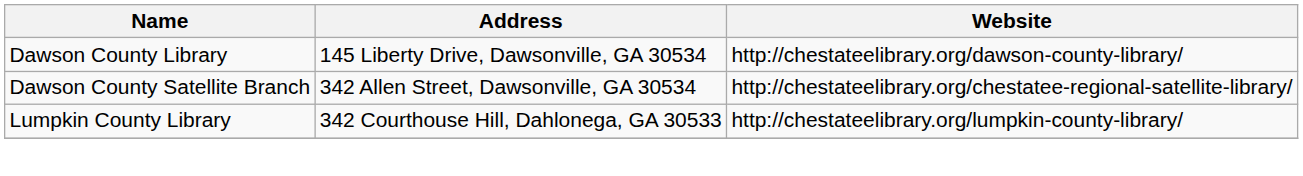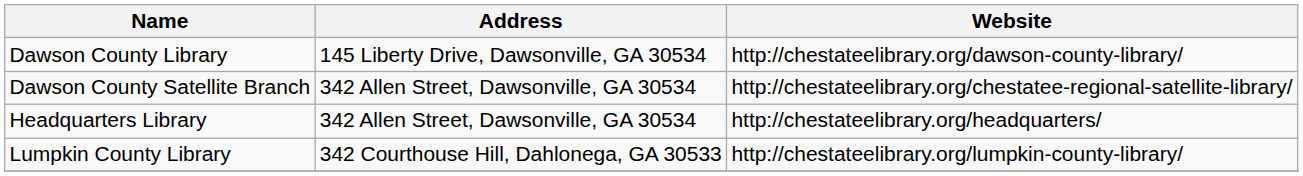+ row: (108, 120)
